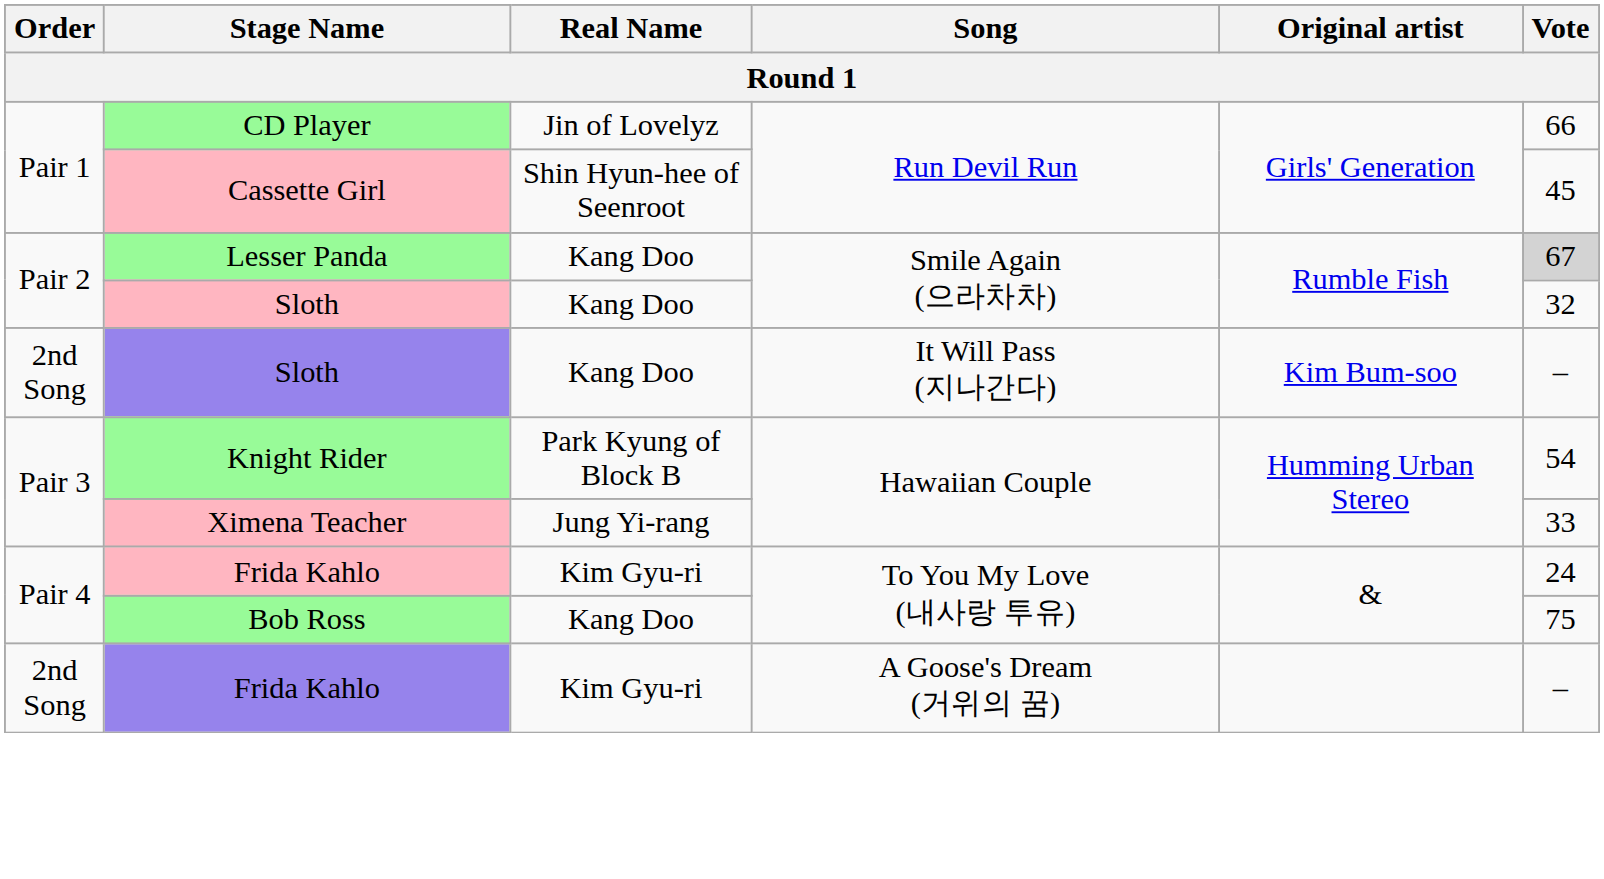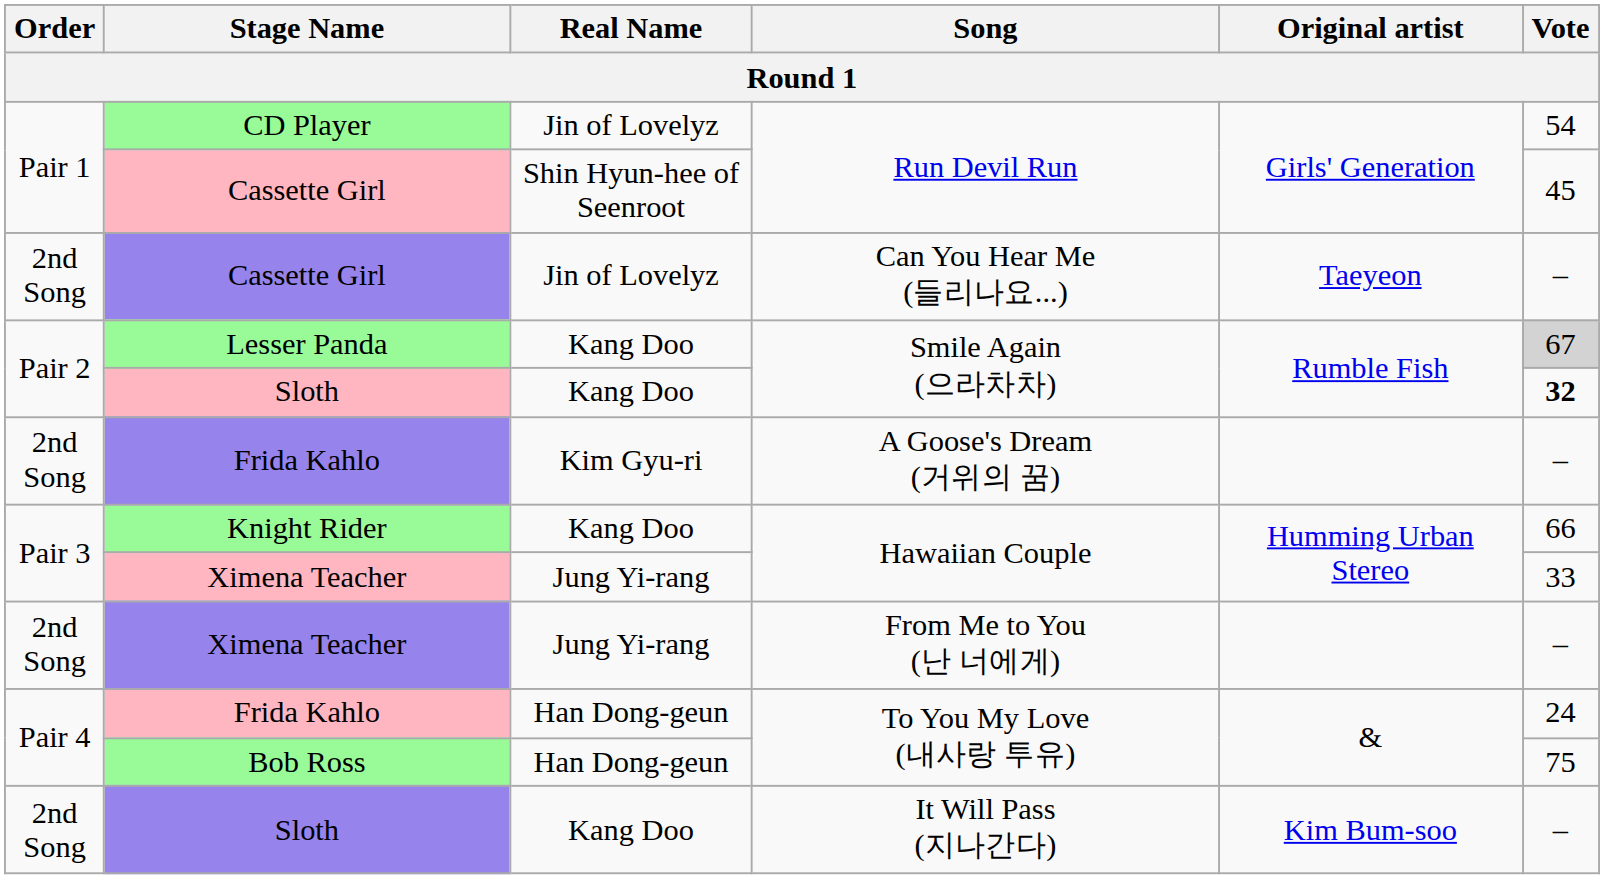(1560, 125) 66 -> (1560, 125) 54
+ row: (307, 275)
(1560, 303) normal -> (1560, 391) bold
rows swapped: (307, 372) <-> (307, 687)
(631, 457) Park Kyung of Block B -> (631, 528) Kang Doo
(1560, 457) 54 -> (1560, 528) 66
+ row: (307, 644)
(631, 570) Kim Gyu-ri -> (631, 712) Han Dong-geun
(631, 619) Kang Doo -> (631, 761) Han Dong-geun
